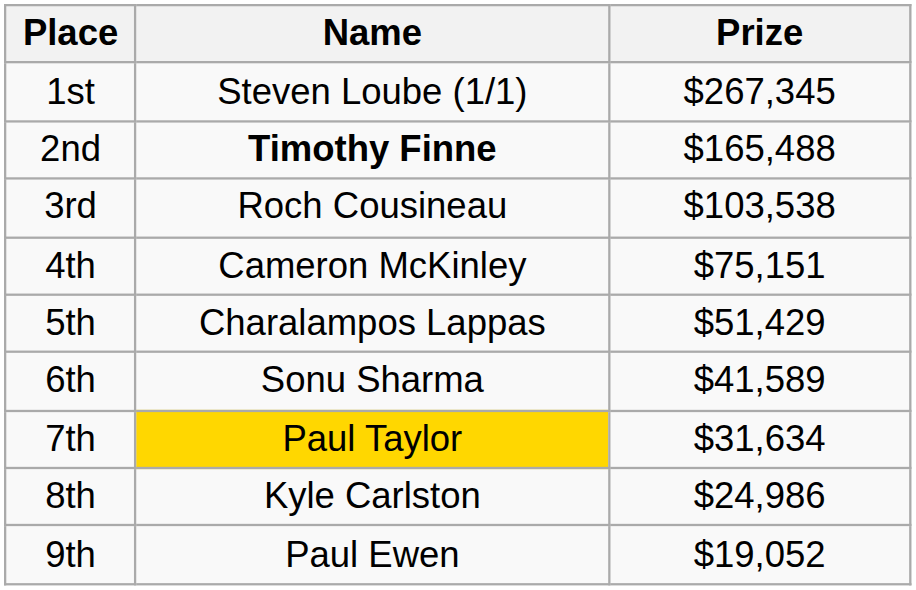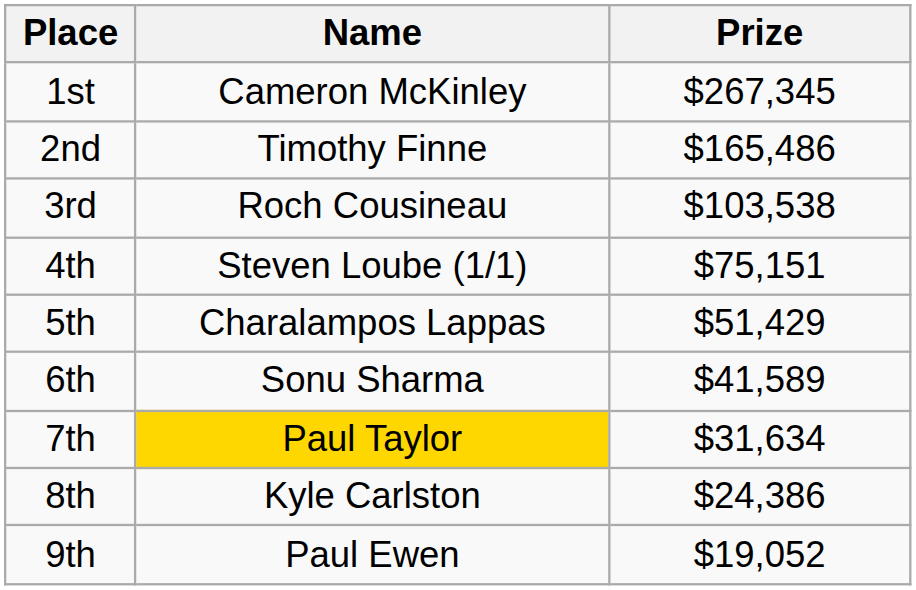(372, 91) Steven Loube (1/1) -> (372, 91) Cameron McKinley
(372, 149) bold -> (372, 149) normal
(760, 149) $165,488 -> (760, 149) $165,486
(372, 264) Cameron McKinley -> (372, 264) Steven Loube (1/1)
(760, 496) $24,986 -> (760, 496) $24,386
